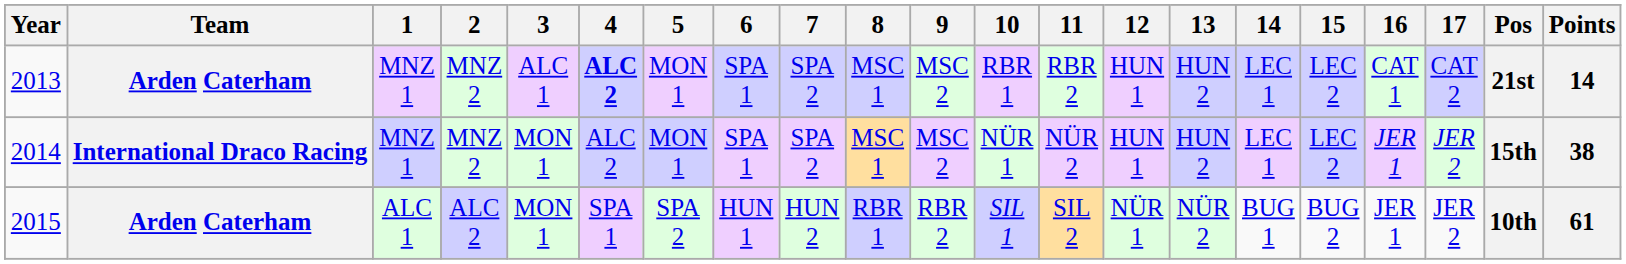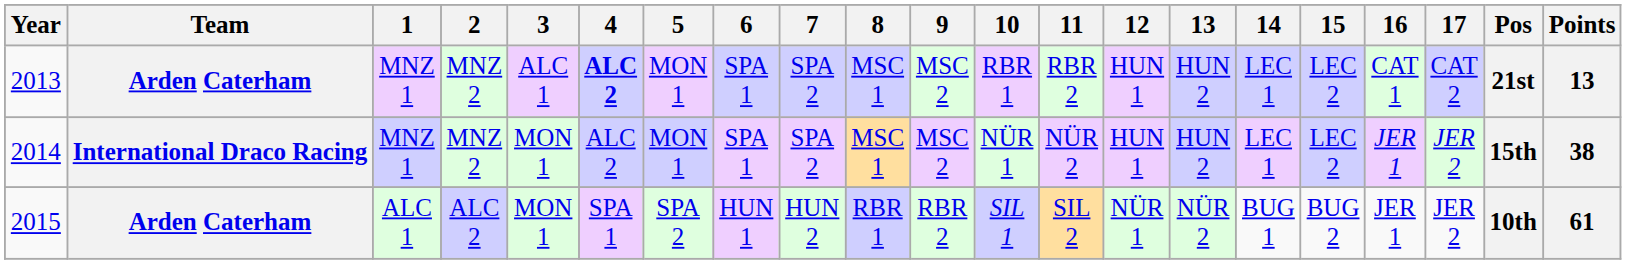(1582, 80) 14 -> (1582, 80) 13
